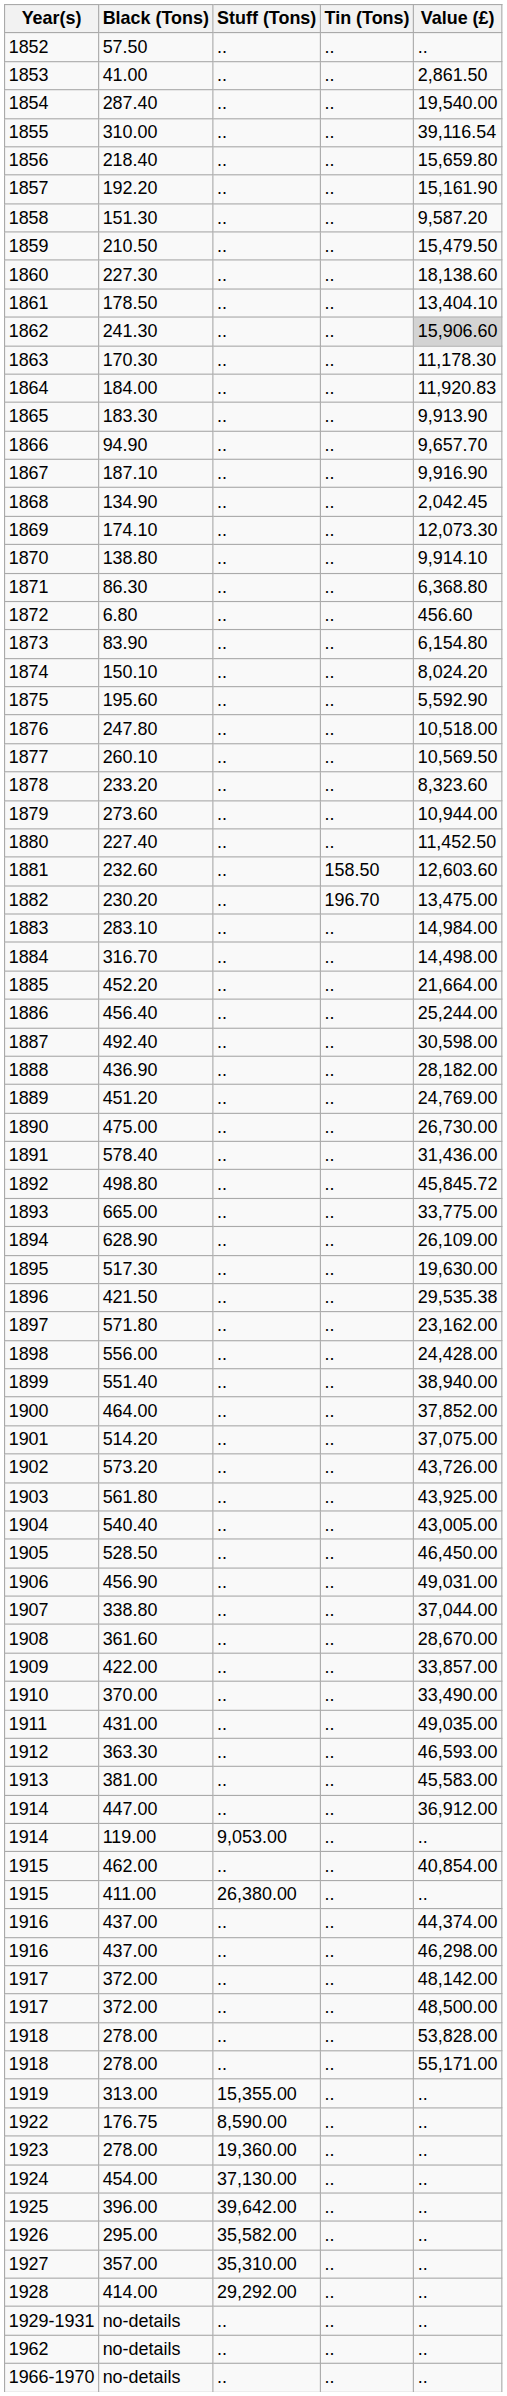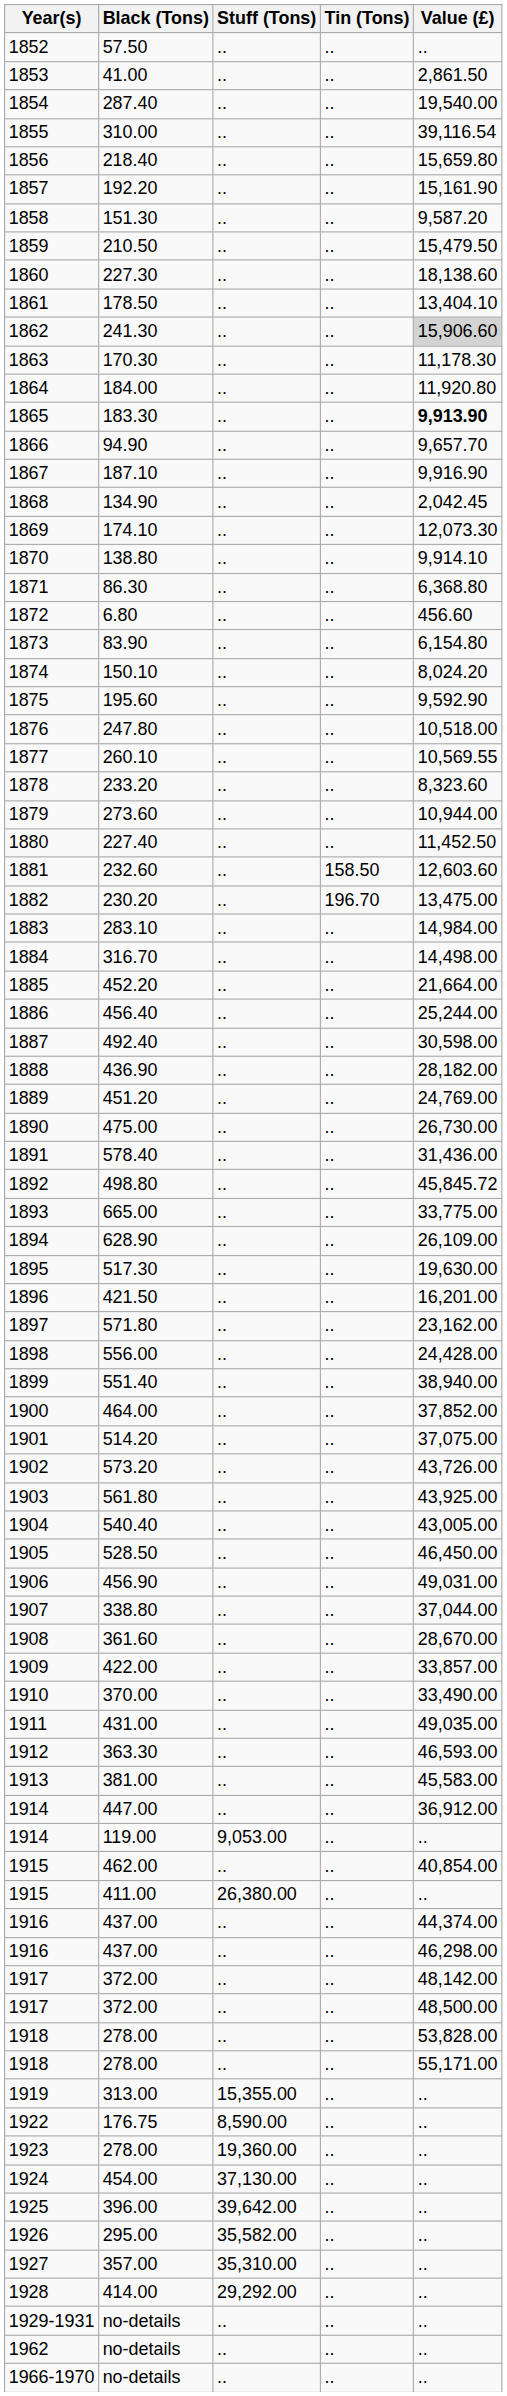(457, 388) 11,920.83 -> (457, 388) 11,920.80
(453, 416) normal -> (453, 416) bold
(453, 700) 5,592.90 -> (453, 700) 9,592.90
(458, 757) 10,569.50 -> (458, 757) 10,569.55
(458, 1297) 29,535.38 -> (458, 1297) 16,201.00
